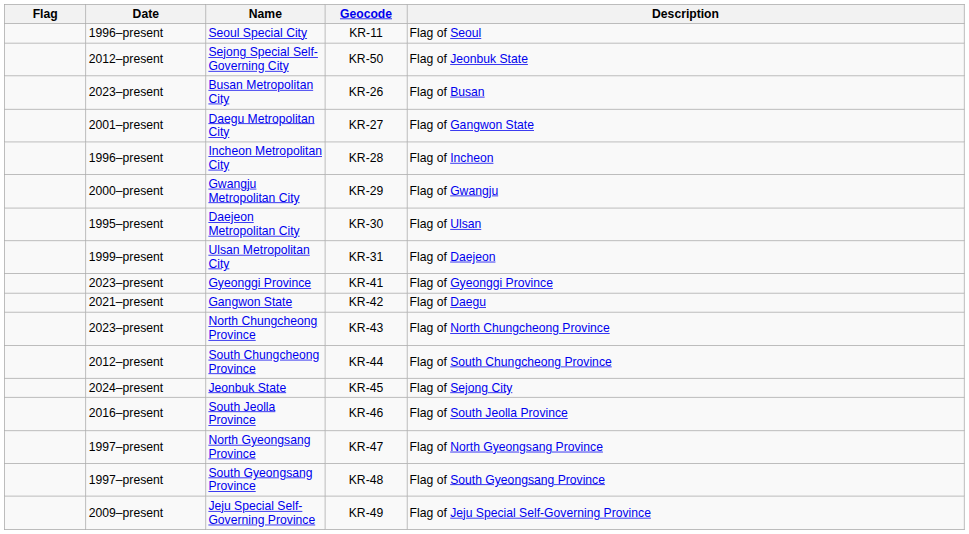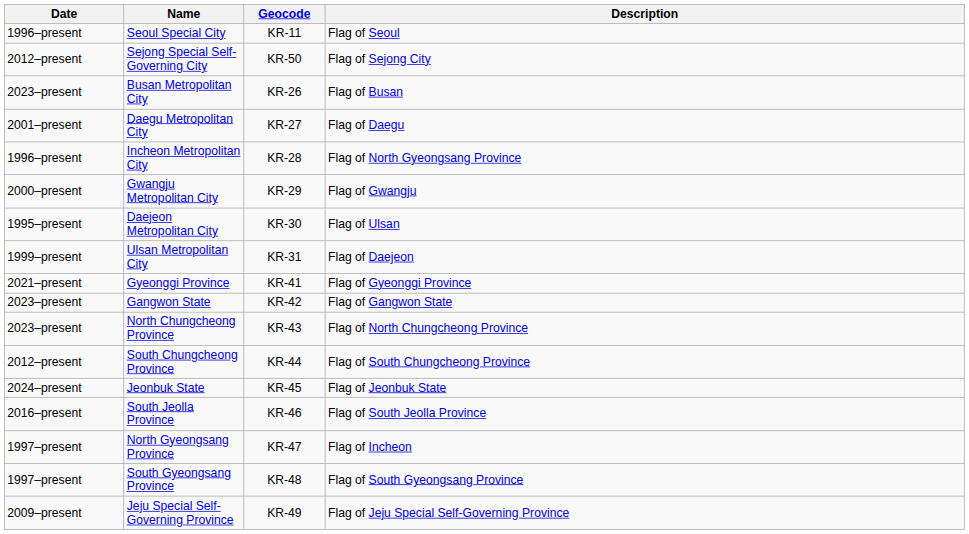- column: (45, 14)
(469, 59) Flag of Jeonbuk State -> (379, 59) Flag of Sejong City
(472, 125) Flag of Gangwon State -> (366, 125) Flag of Daegu
(452, 158) Flag of Incheon -> (425, 158) Flag of North Gyeongsang Province
(126, 283) 2023–present -> (44, 283) 2021–present
(126, 302) 2021–present -> (44, 302) 2023–present
(448, 302) Flag of Daegu -> (390, 302) Flag of Gangwon State
(461, 387) Flag of Sejong City -> (387, 387) Flag of Jeonbuk State
(506, 447) Flag of North Gyeongsang Province -> (370, 447) Flag of Incheon
